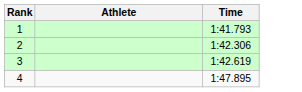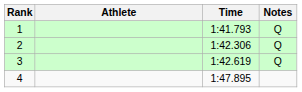+ column: (278, 12)
